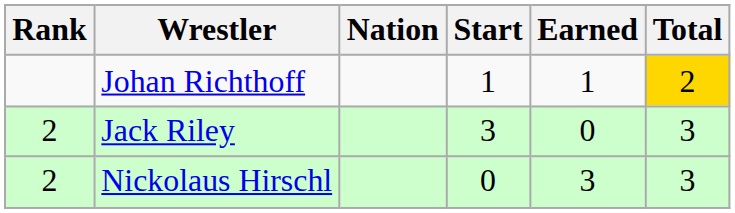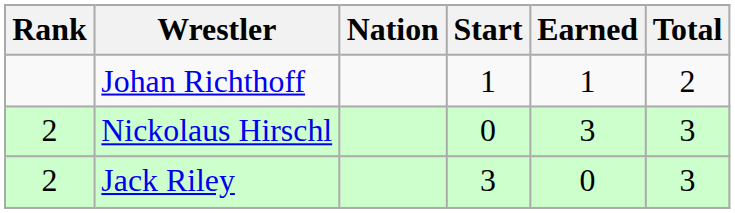(687, 80) gold background -> (687, 80) no background
rows swapped: (217, 181) <-> (168, 130)
